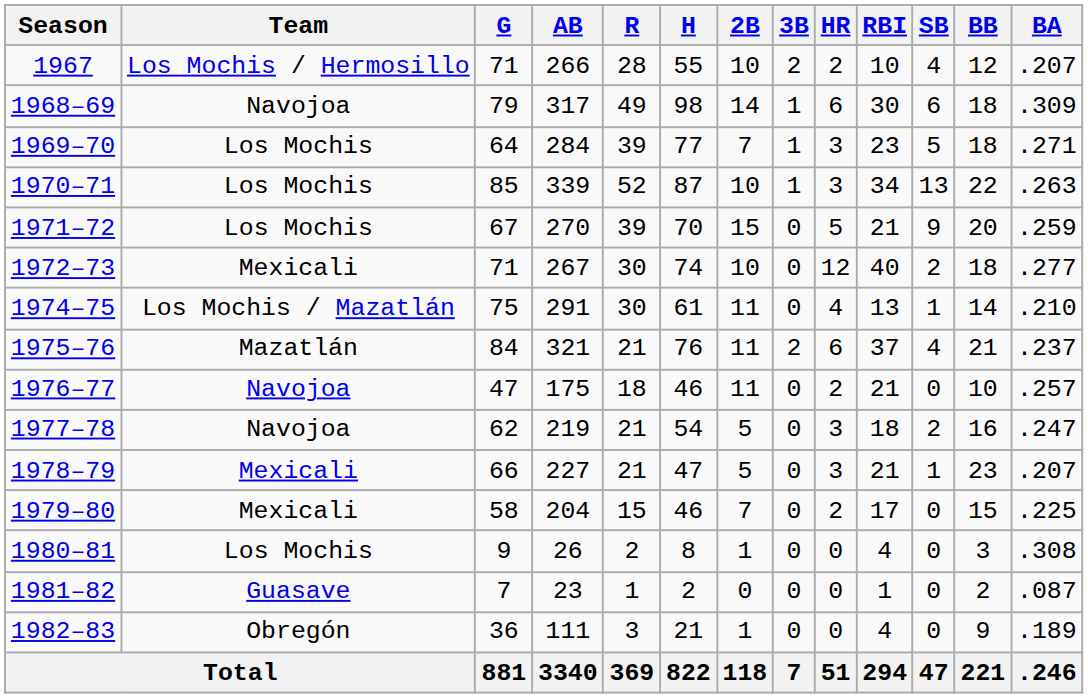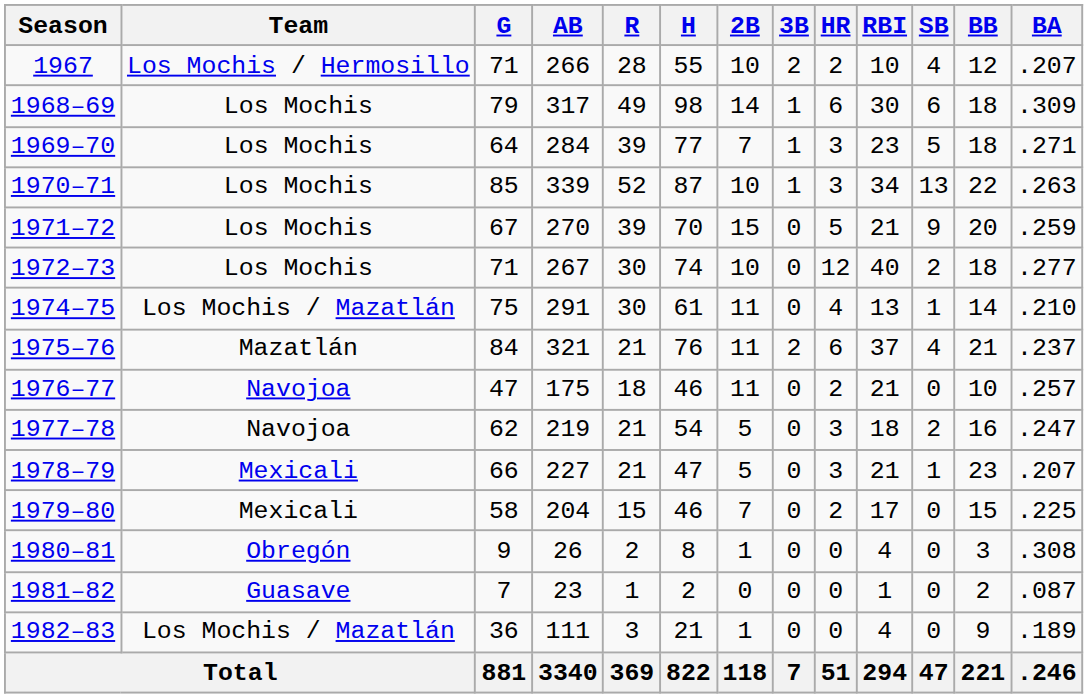(298, 106) Navojoa -> (298, 106) Los Mochis
(298, 268) Mexicali -> (298, 268) Los Mochis
(298, 551) Los Mochis -> (298, 551) Obregón
(298, 632) Obregón -> (298, 632) Los Mochis / Mazatlán
